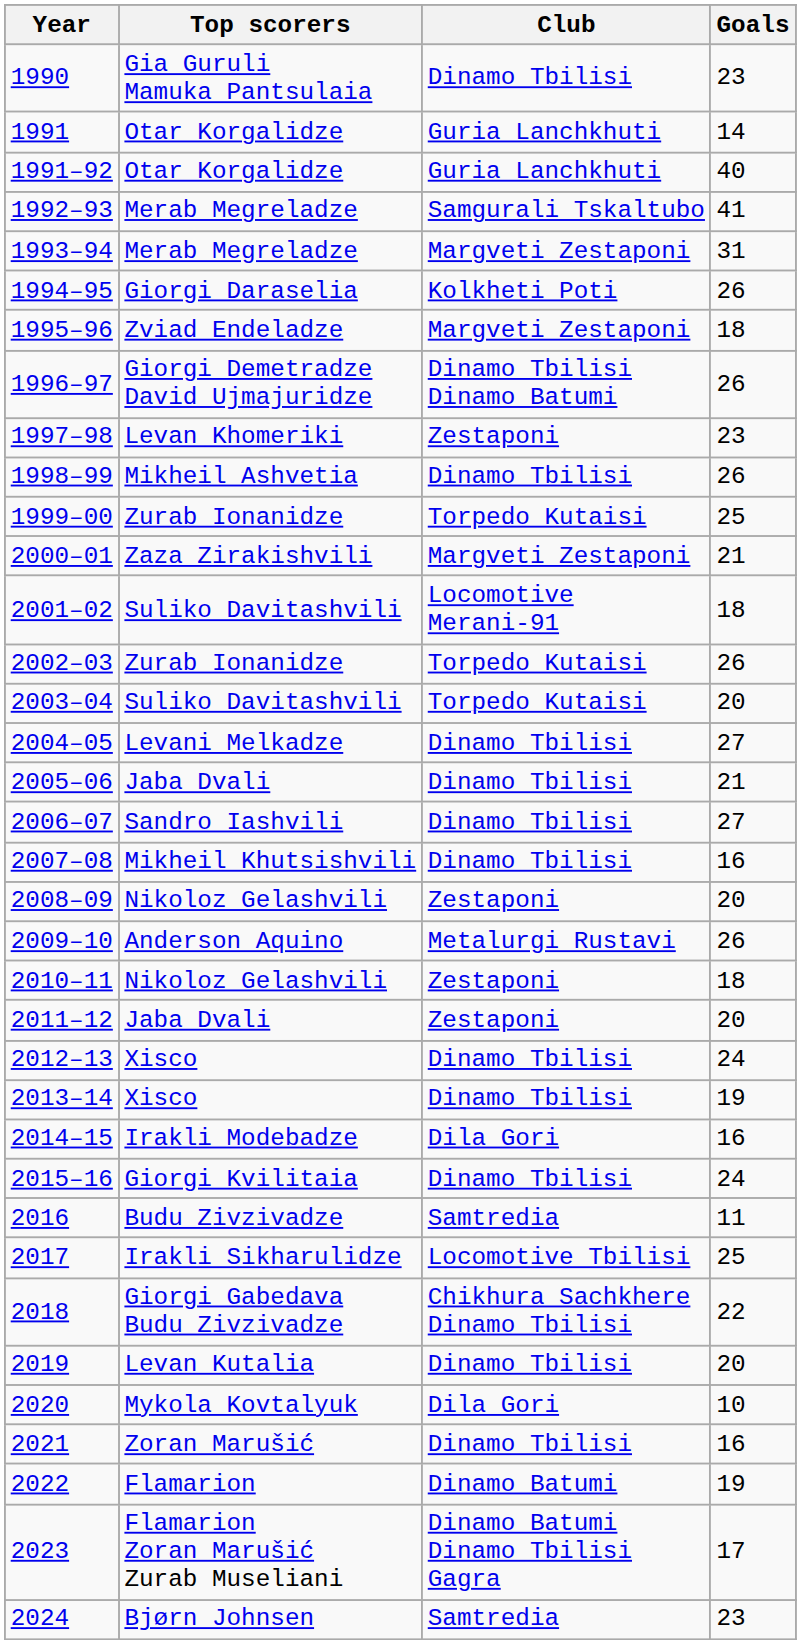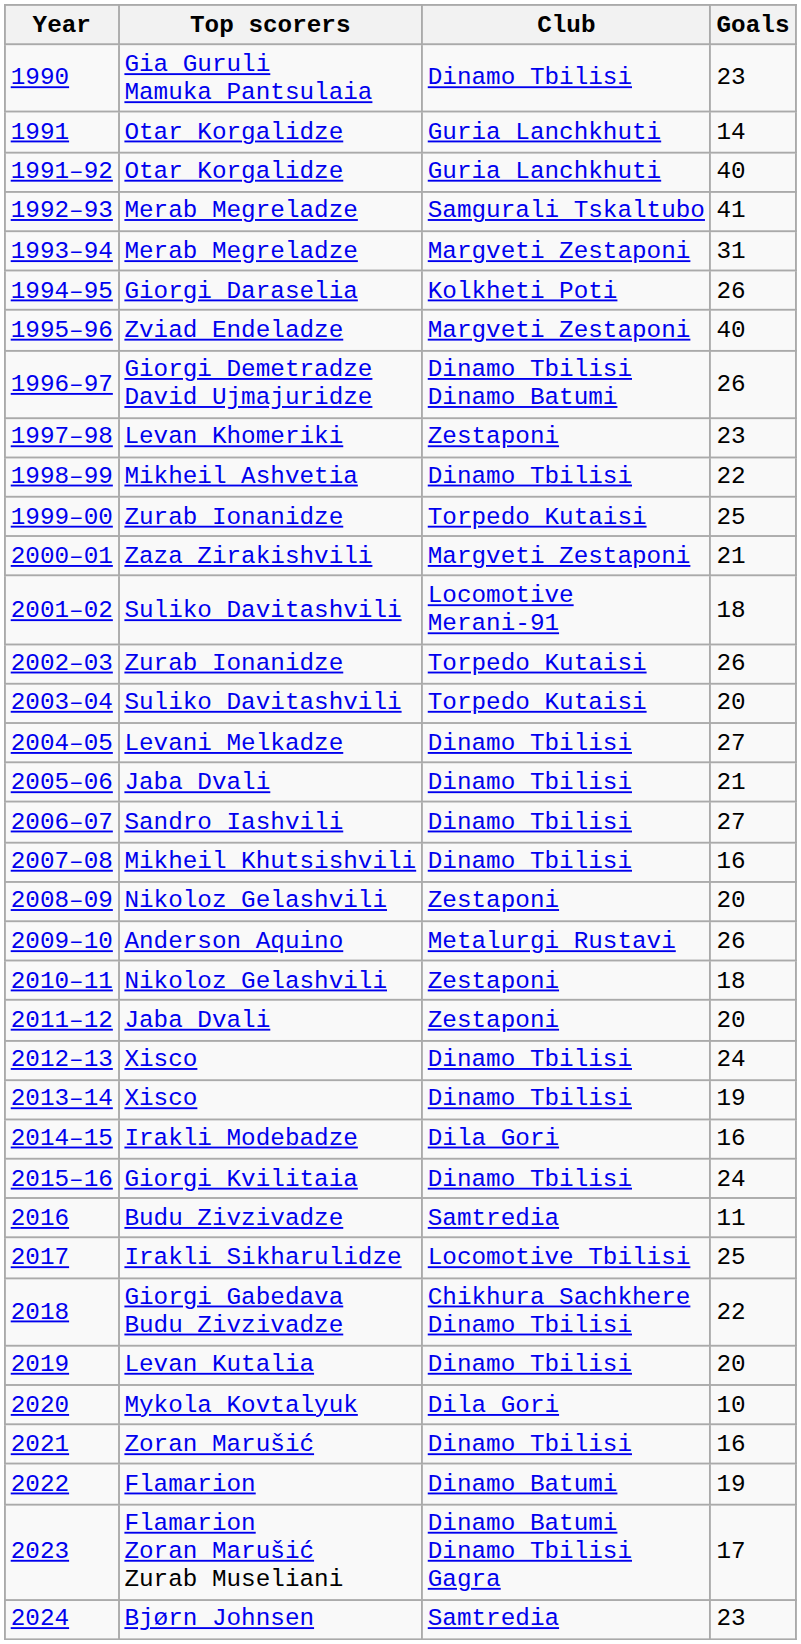(731, 330) 18 -> (731, 330) 40
(731, 477) 26 -> (731, 477) 22
